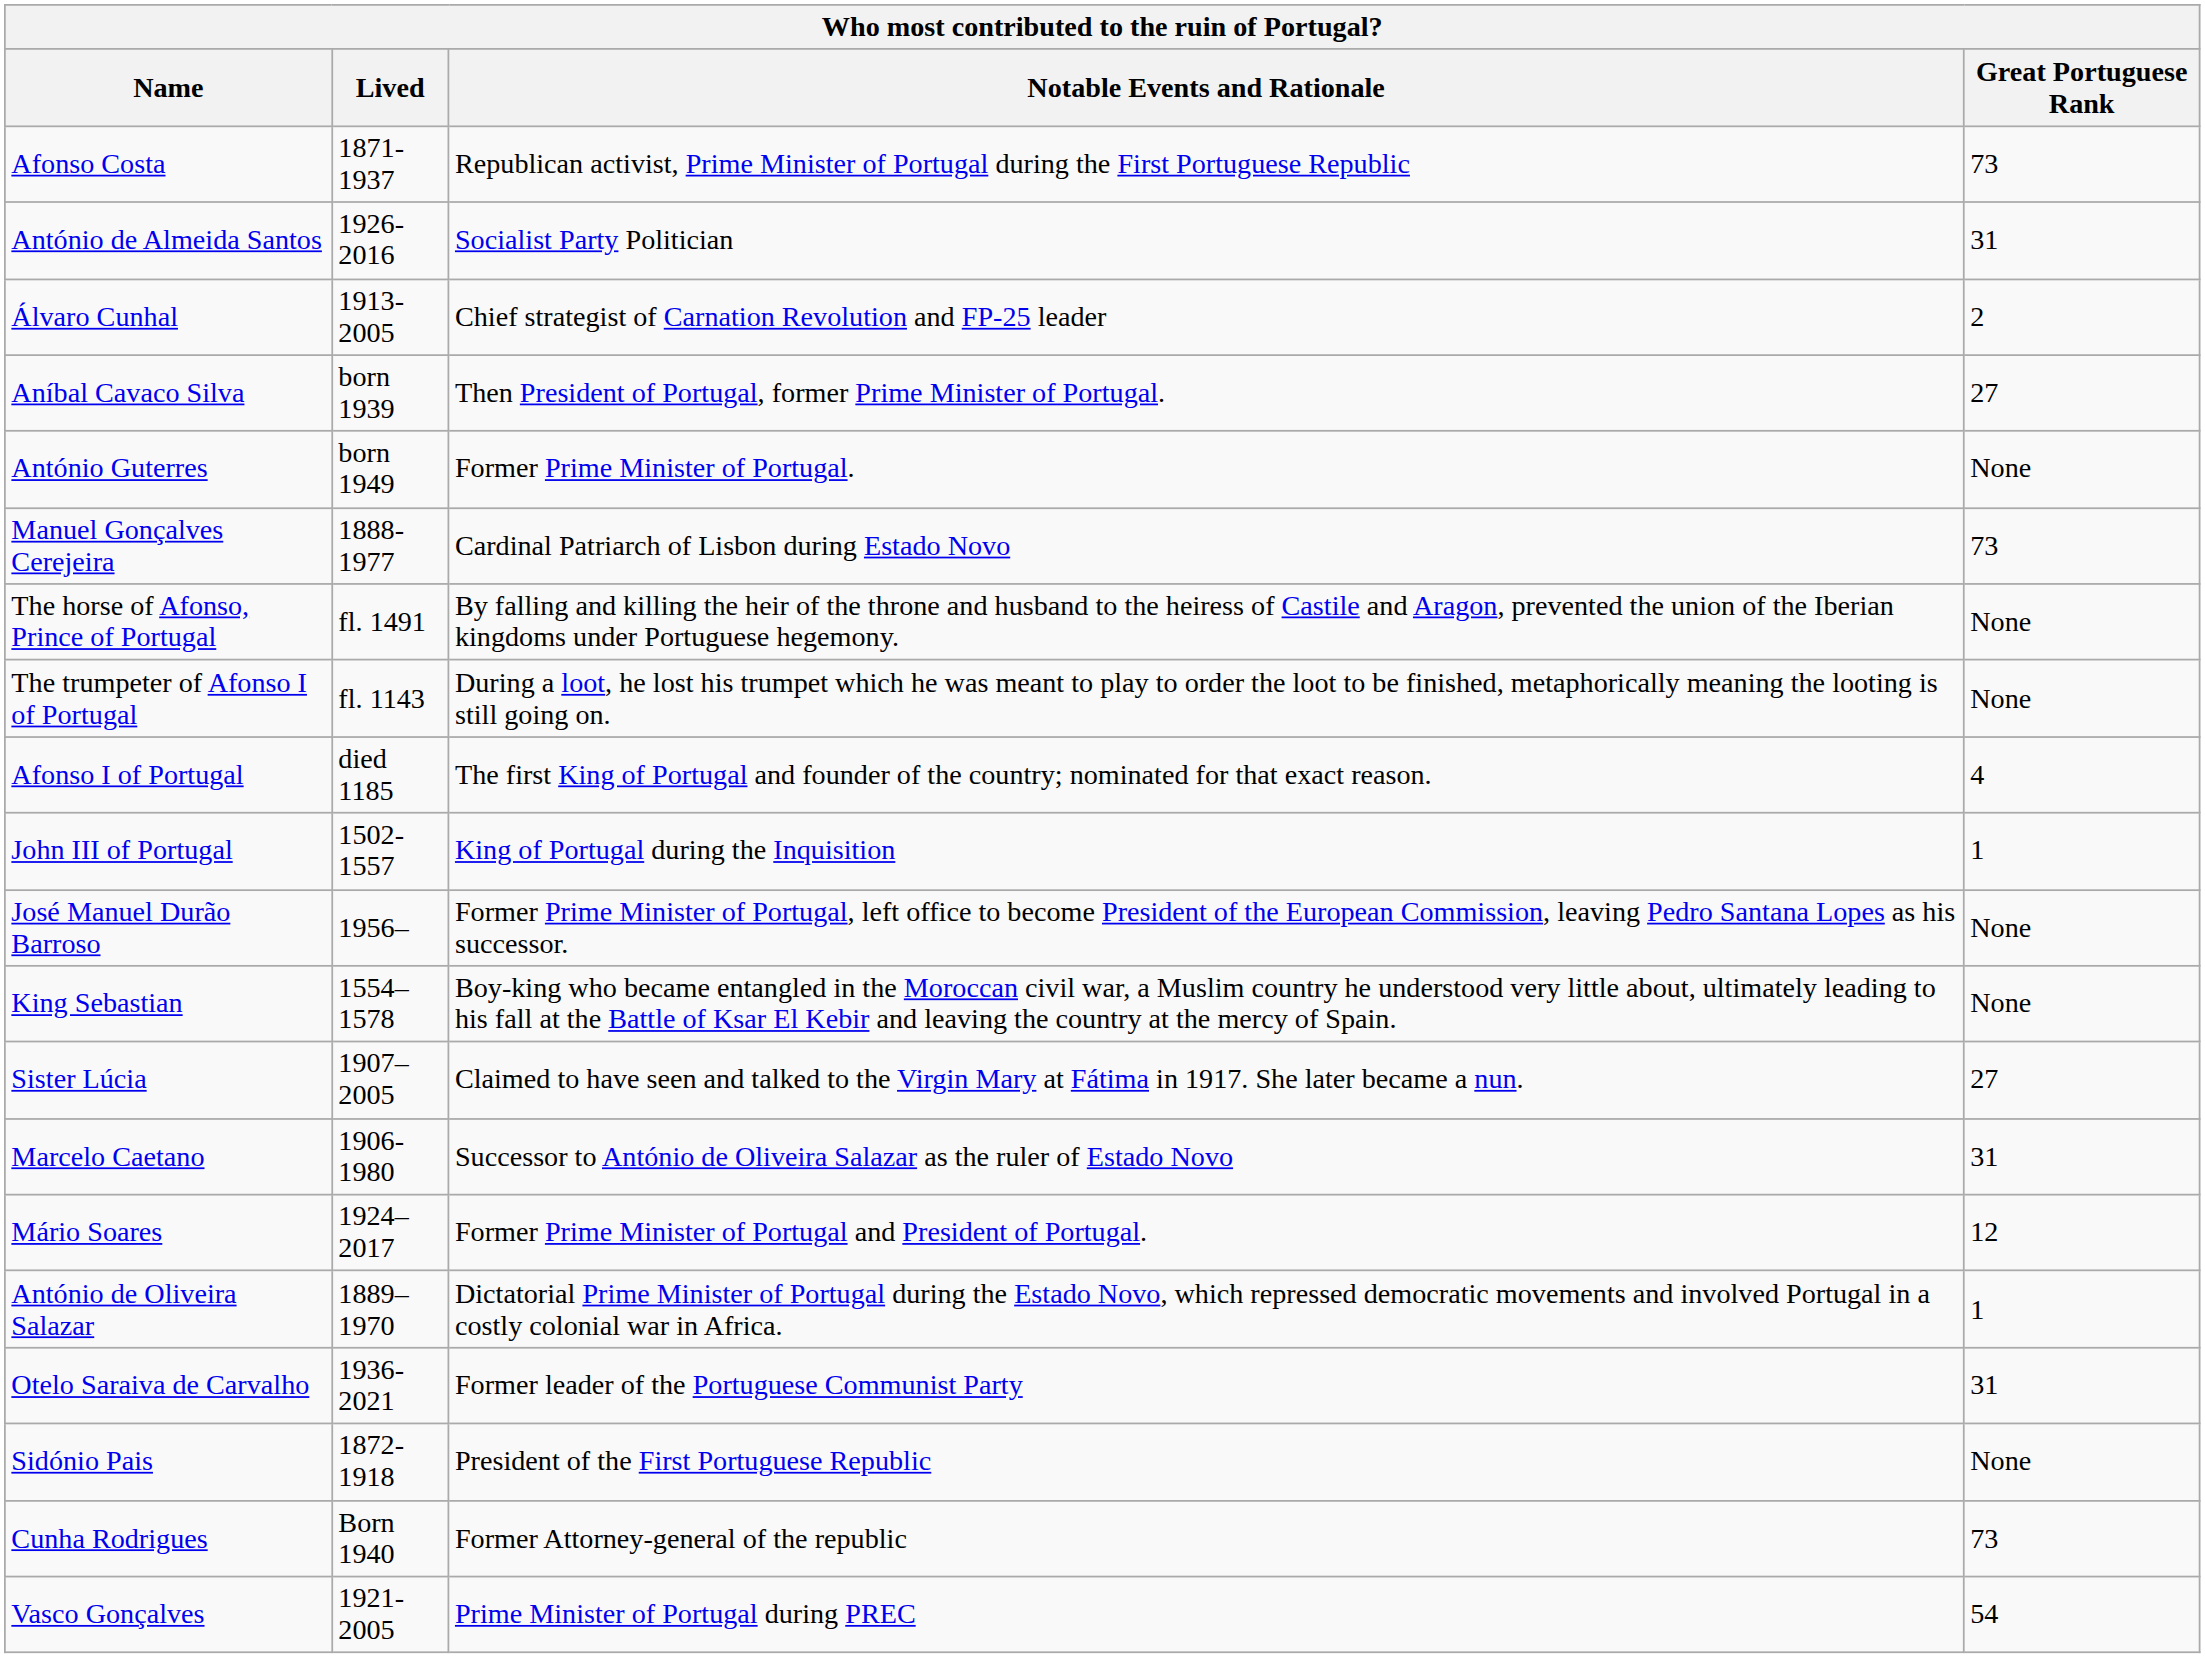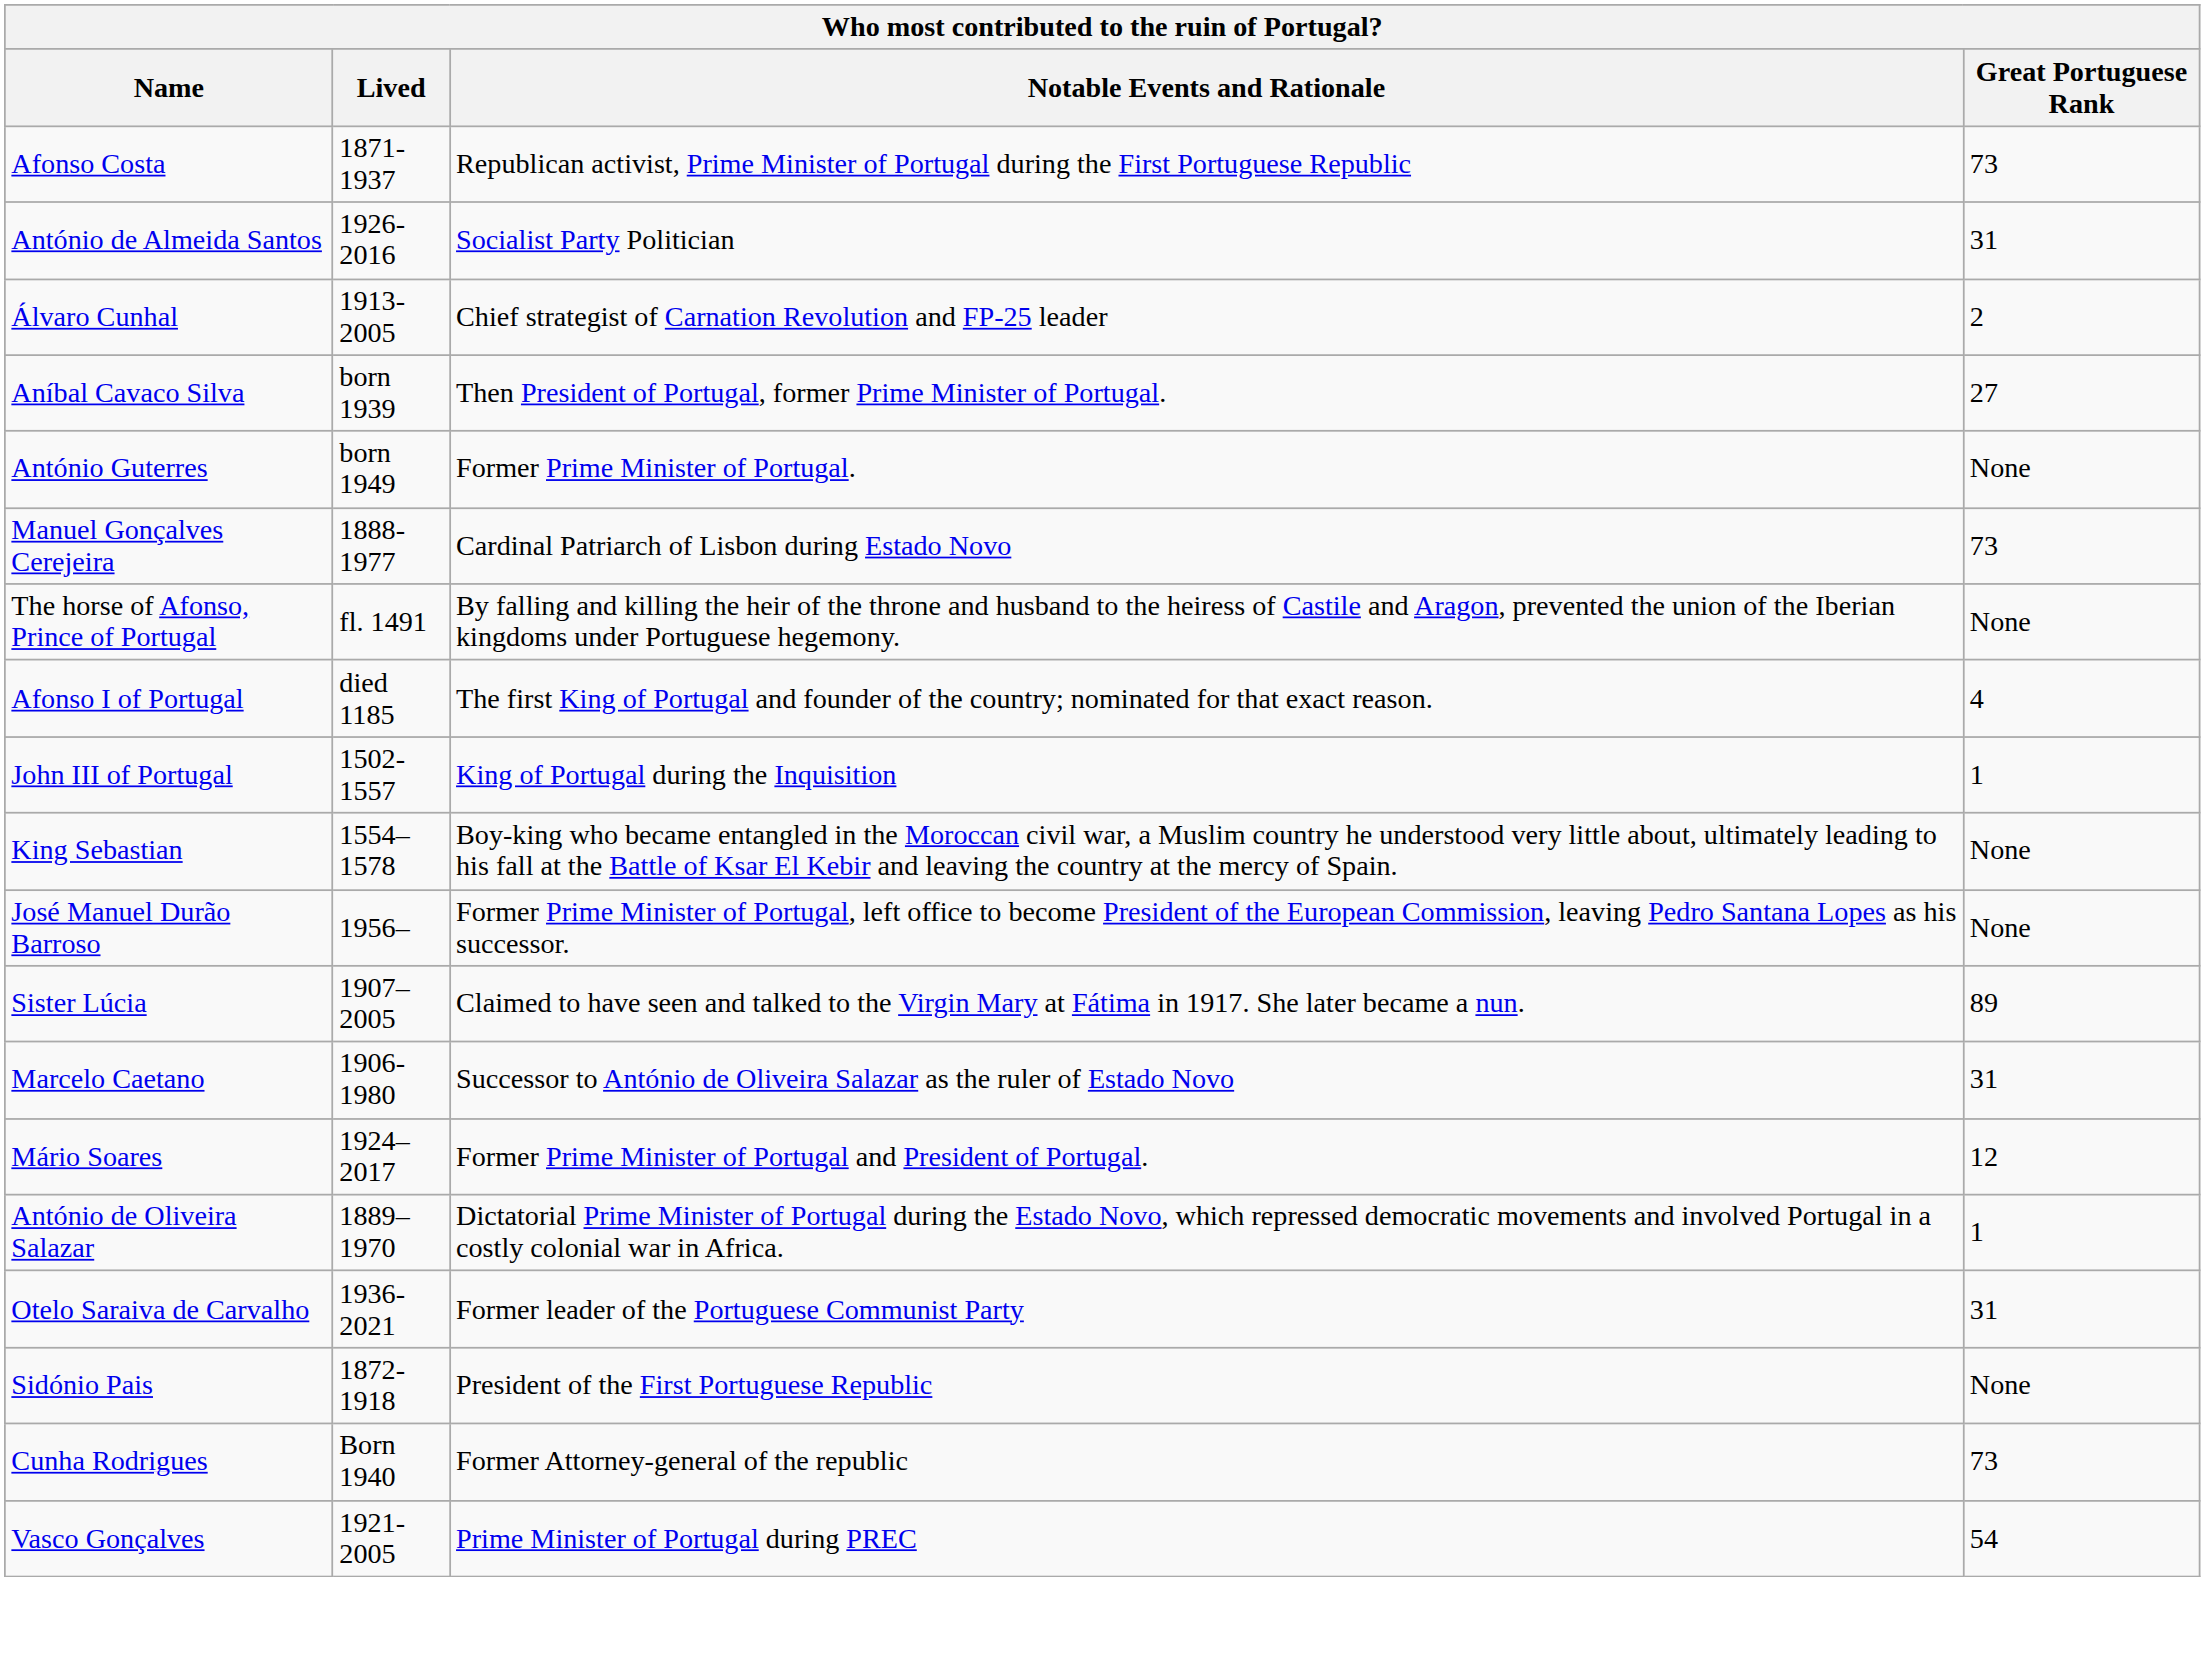- row: (159, 698)
rows swapped: (97, 1003) <-> (121, 927)
(1984, 1079) 27 -> (1984, 1003) 89
